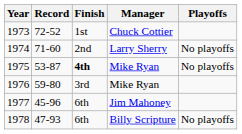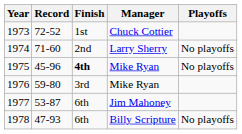(48, 66) 53-87 -> (48, 66) 45-96
(48, 102) 45-96 -> (48, 102) 53-87
